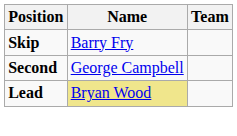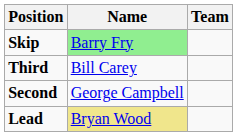(102, 42) no background -> (102, 42) lightgreen background
+ row: (28, 67)
